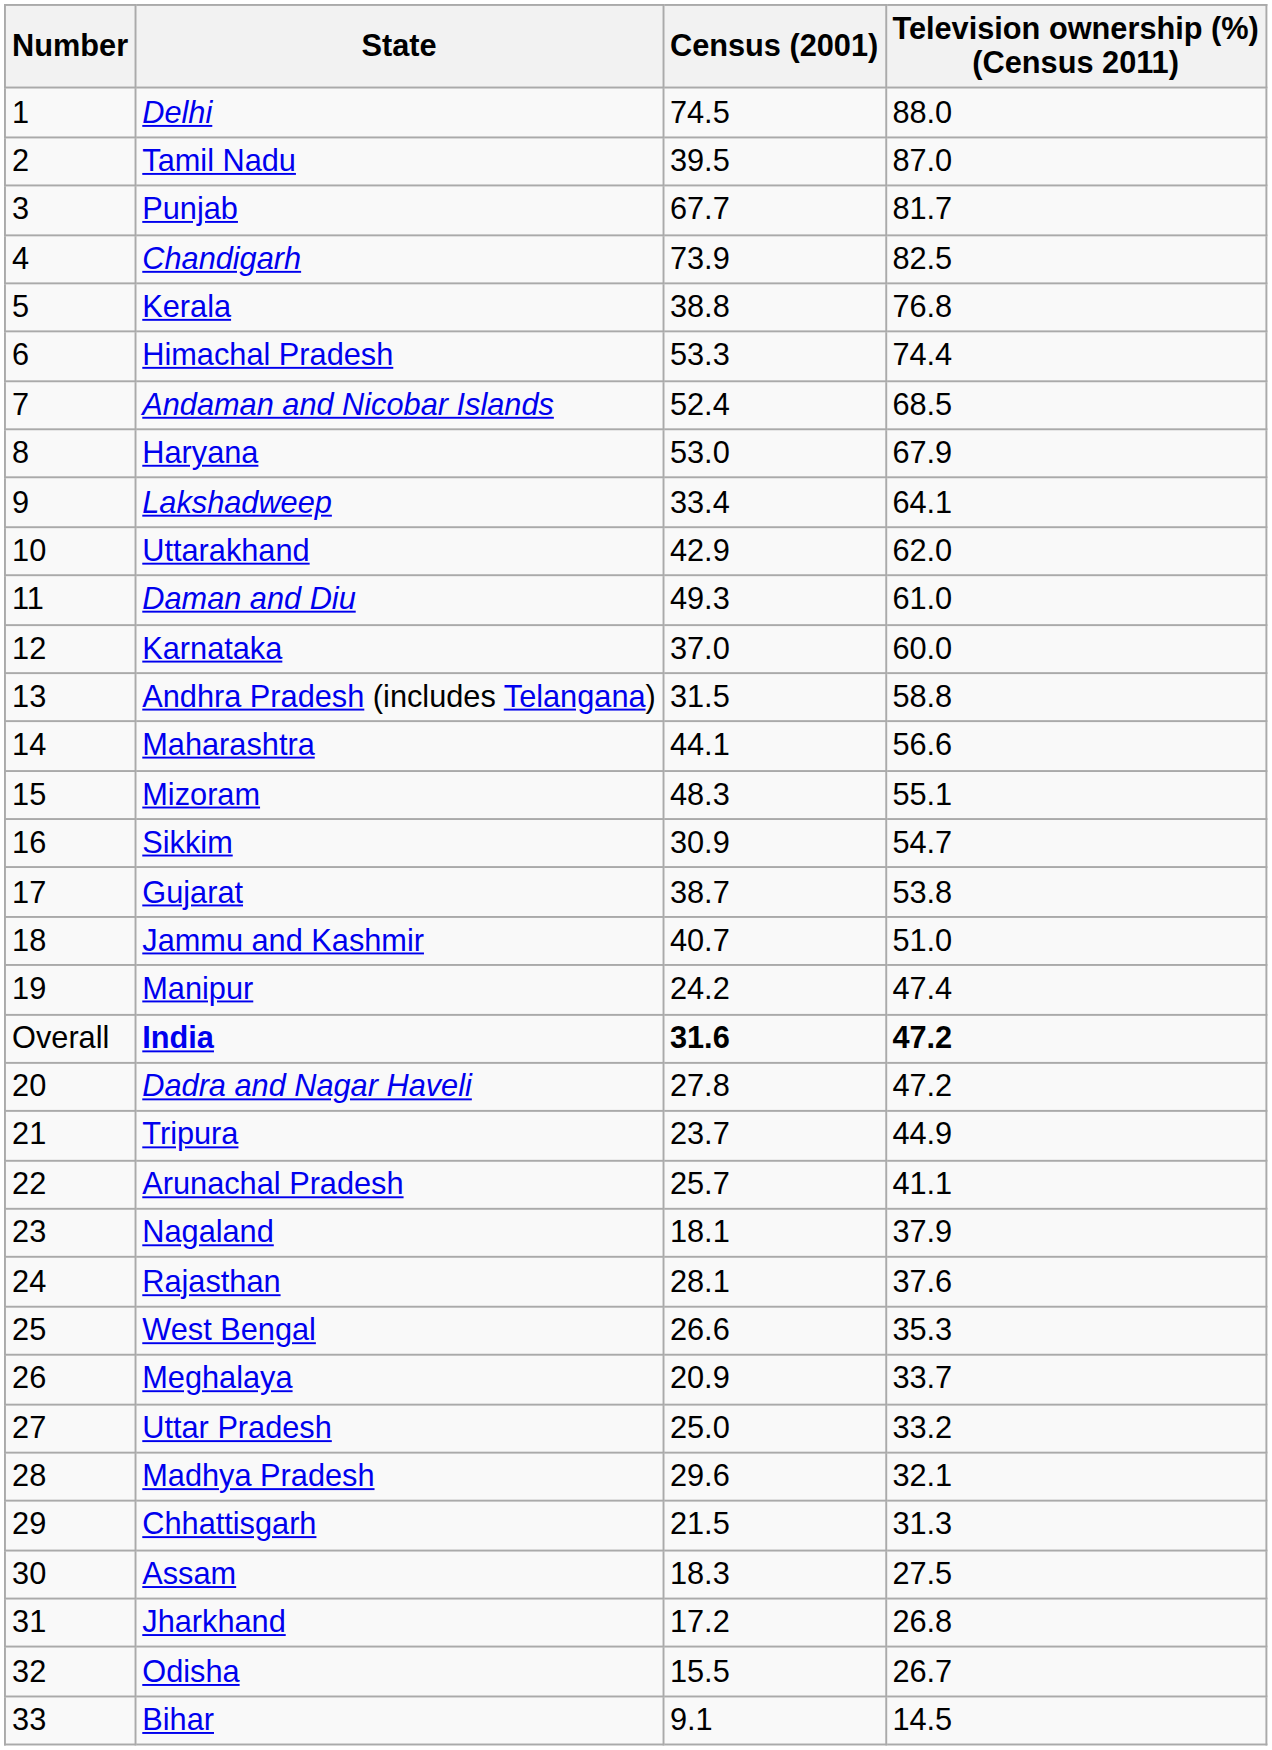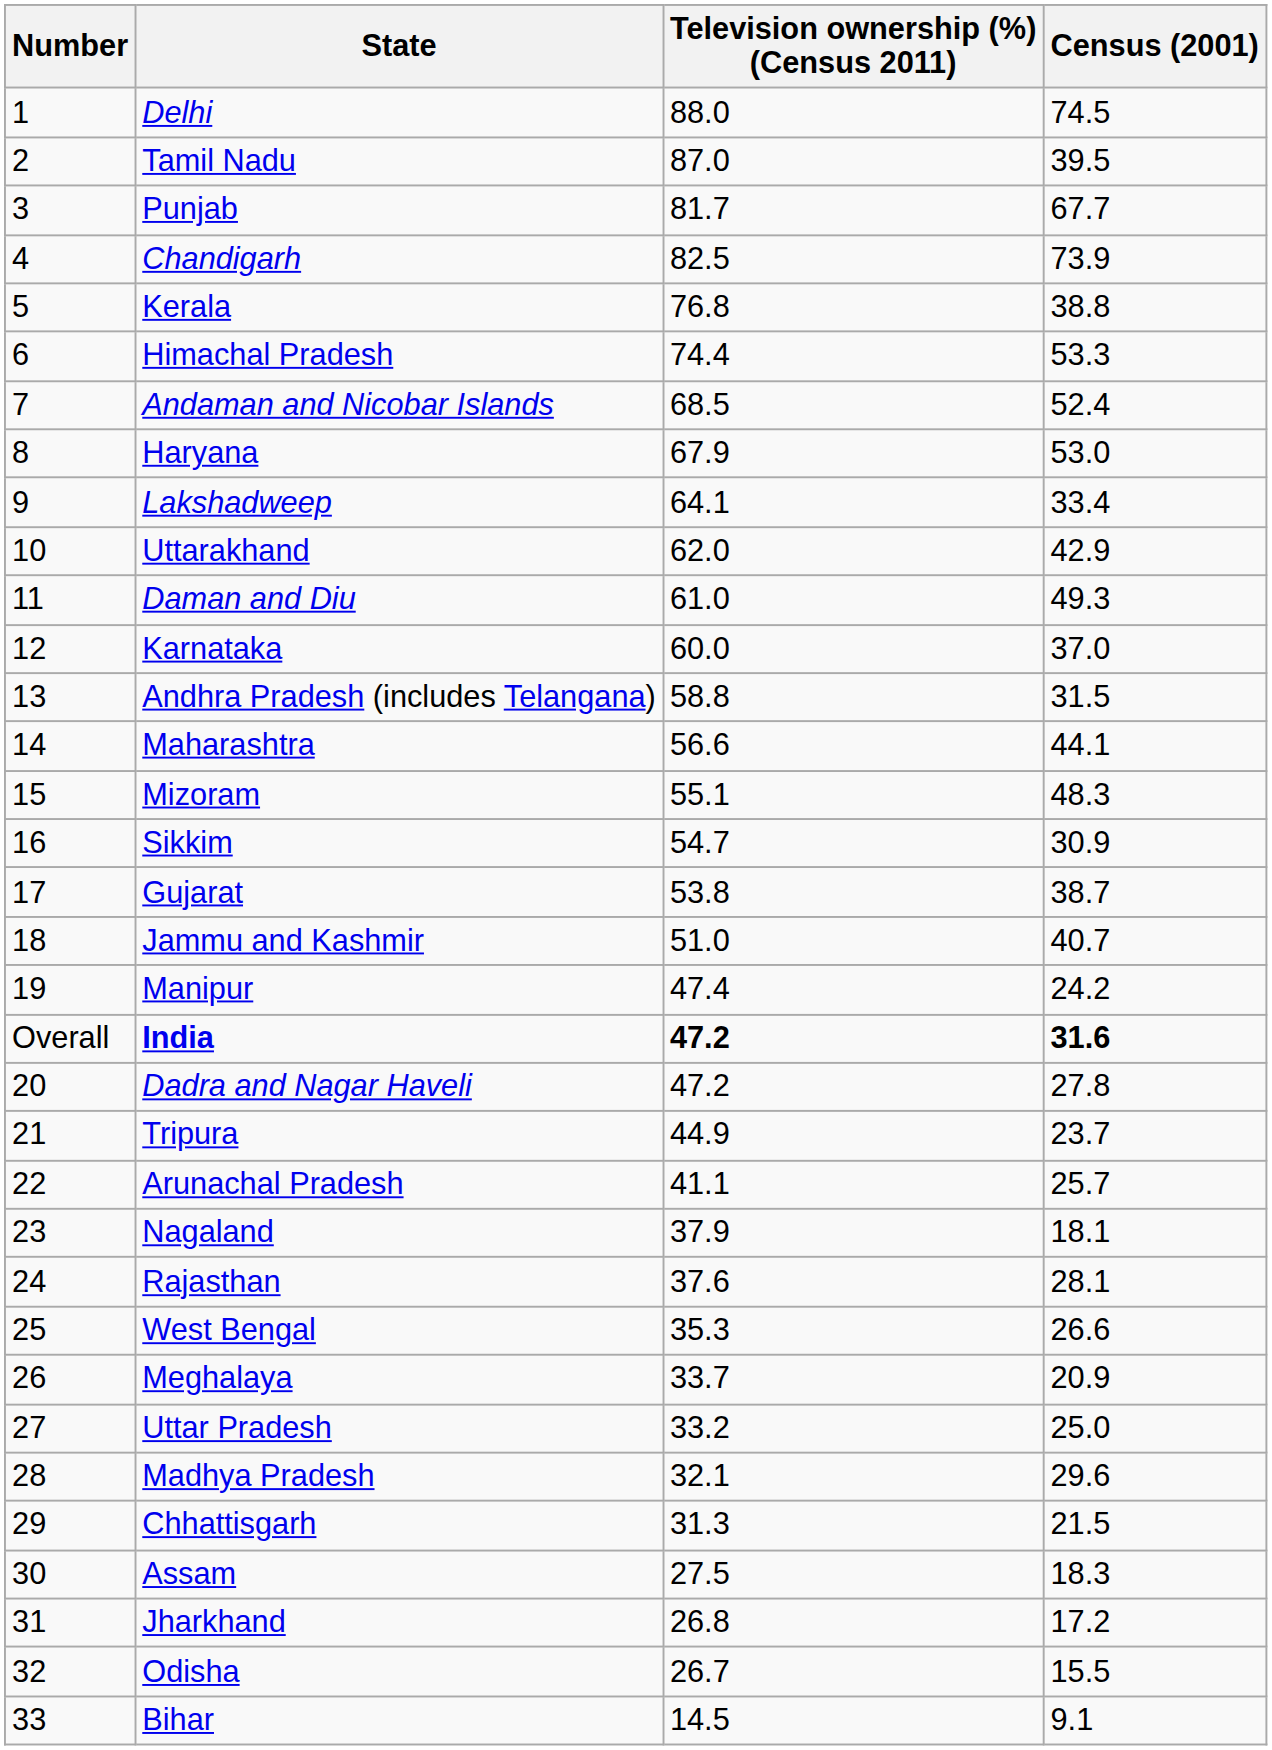columns swapped: (1076, 46) <-> (774, 46)
